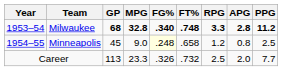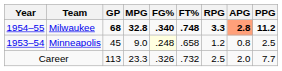(26, 28) 1953–54 -> (26, 28) 1954–55
(244, 28) no background -> (244, 28) lightsalmon background
(26, 43) 1954–55 -> (26, 43) 1953–54
